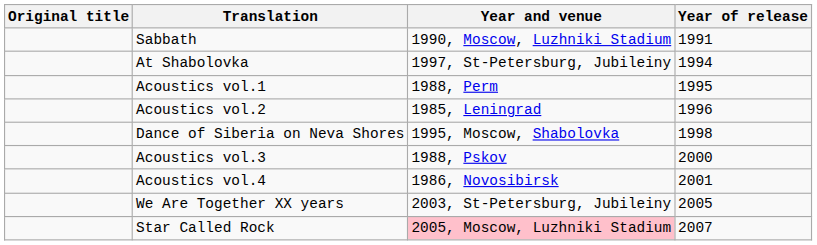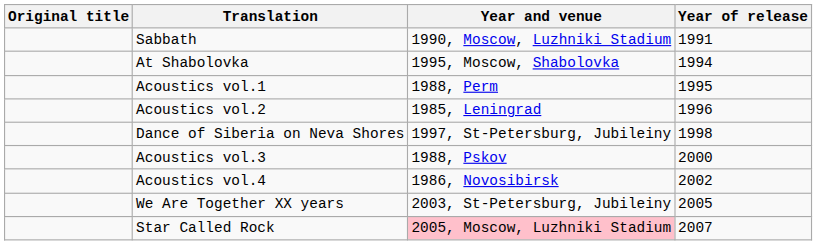(541, 63) 1997, St-Petersburg, Jubileiny -> (515, 63) 1995, Moscow, Shabolovka
(515, 134) 1995, Moscow, Shabolovka -> (541, 134) 1997, St-Petersburg, Jubileiny
(695, 181) 2001 -> (695, 181) 2002
